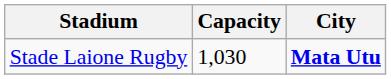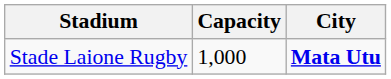(222, 56) 1,030 -> (222, 56) 1,000
